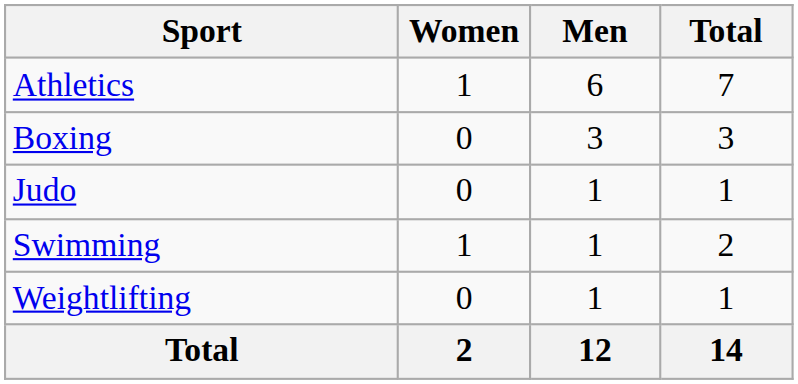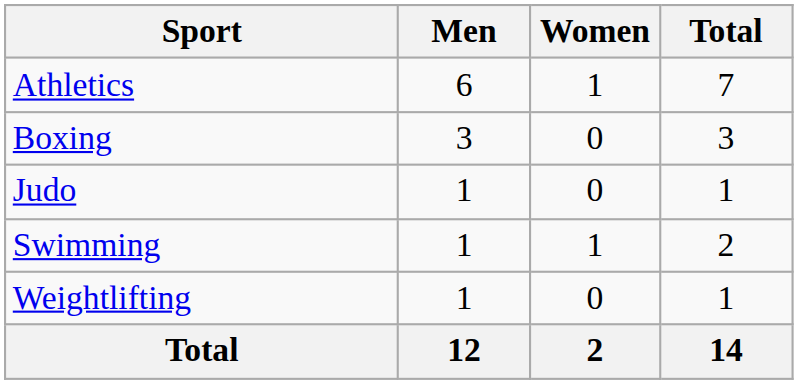columns swapped: (595, 31) <-> (464, 31)
